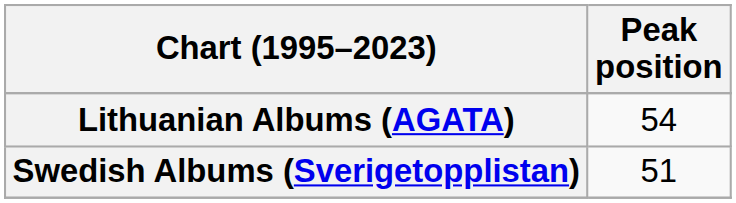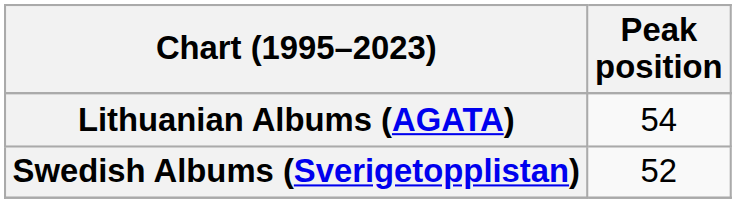(659, 171) 51 -> (659, 171) 52
